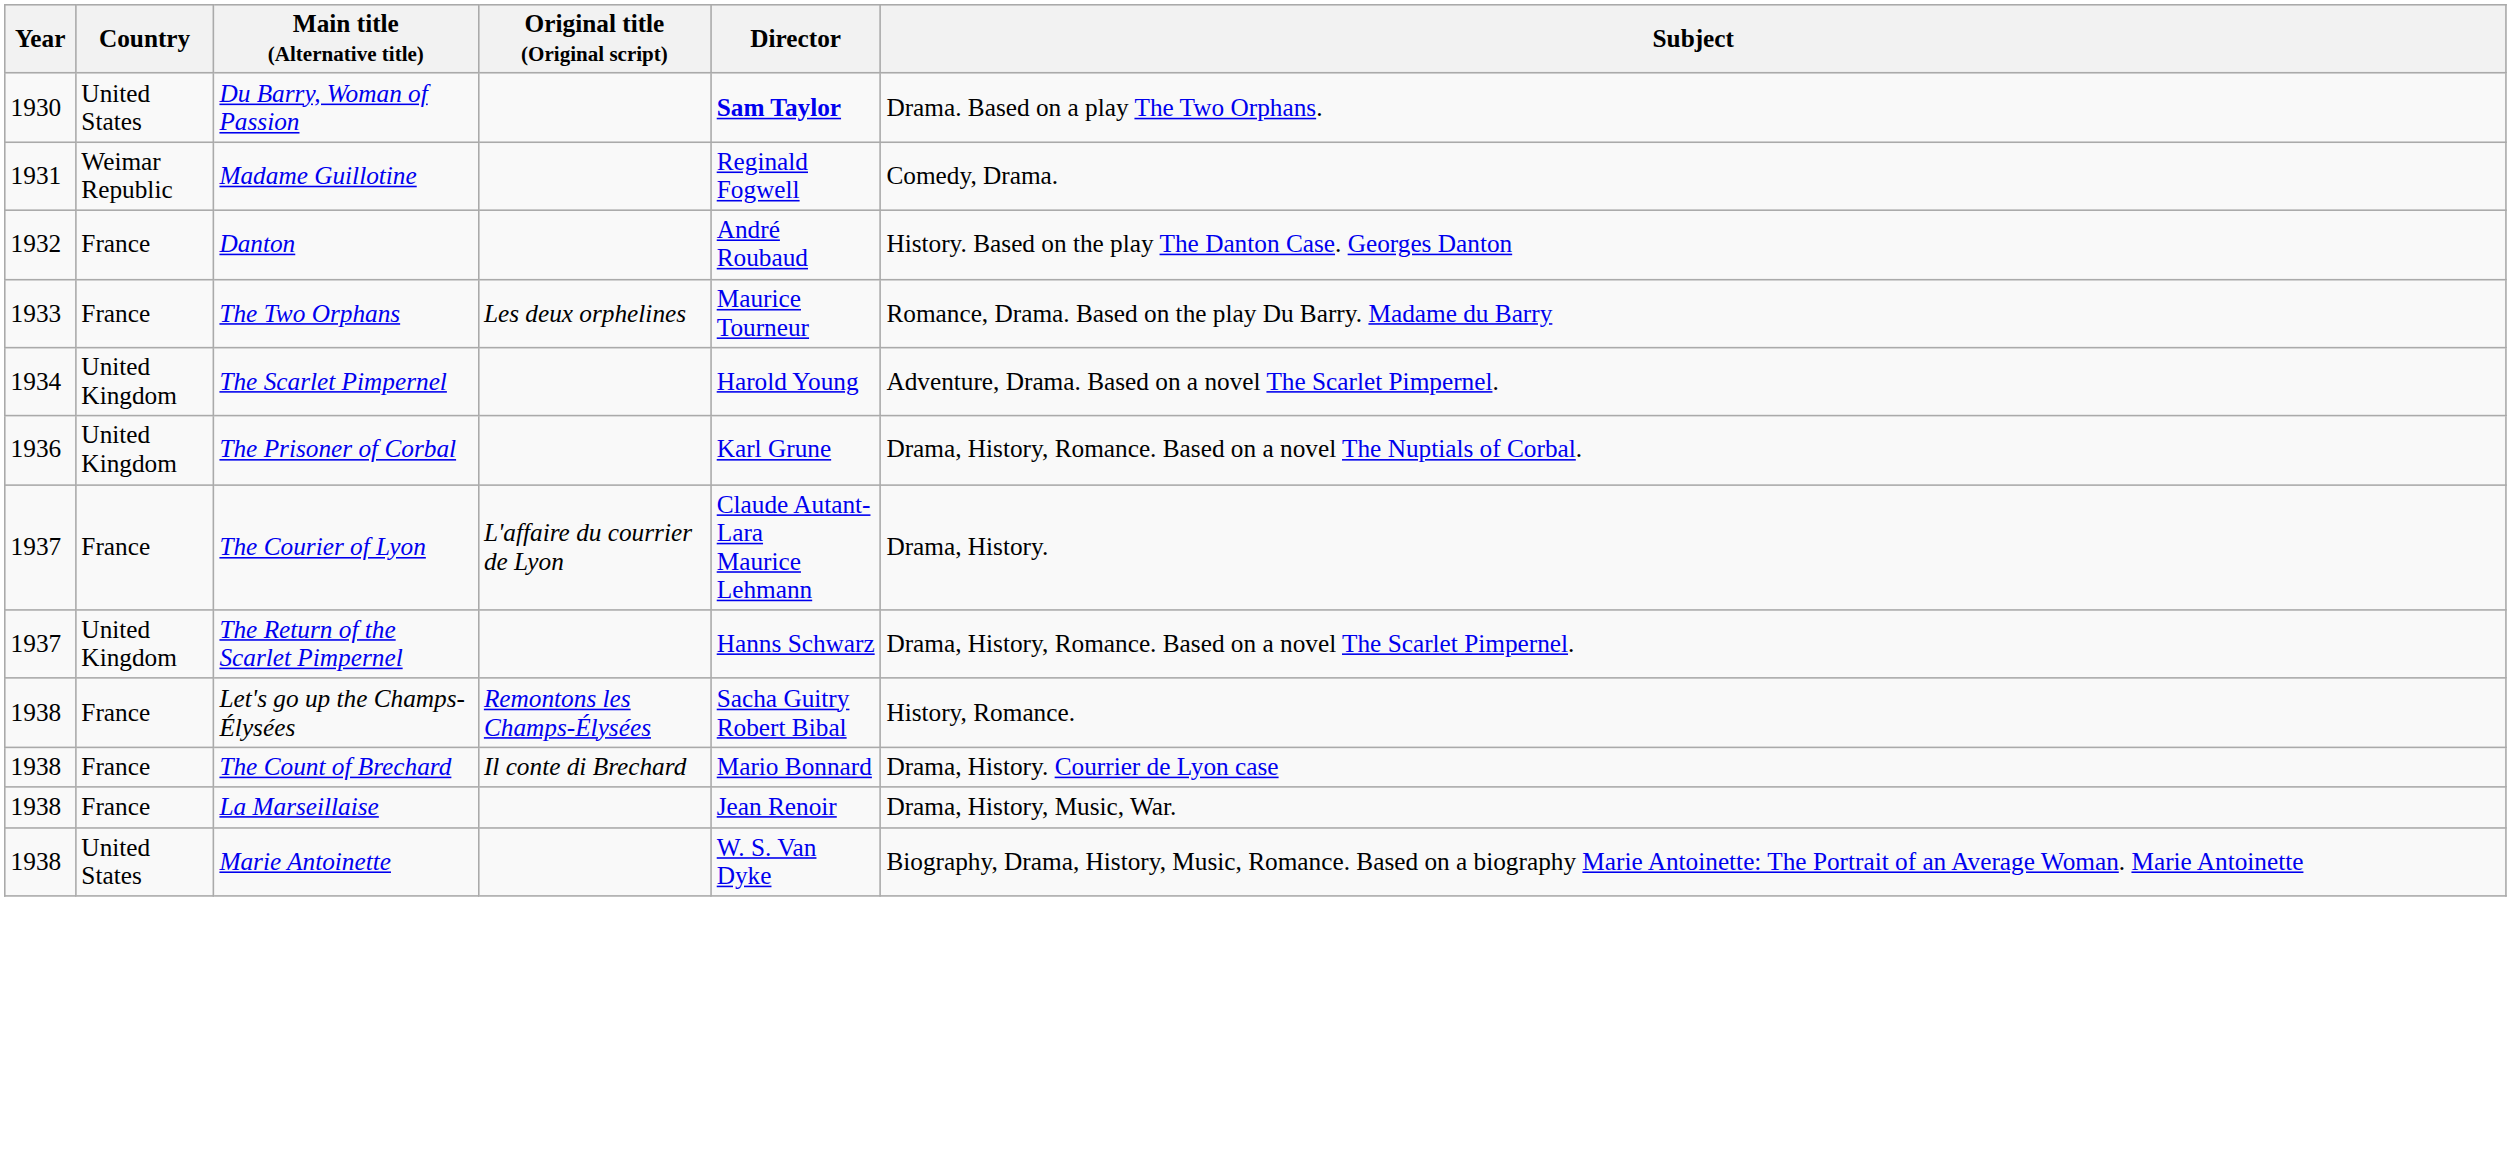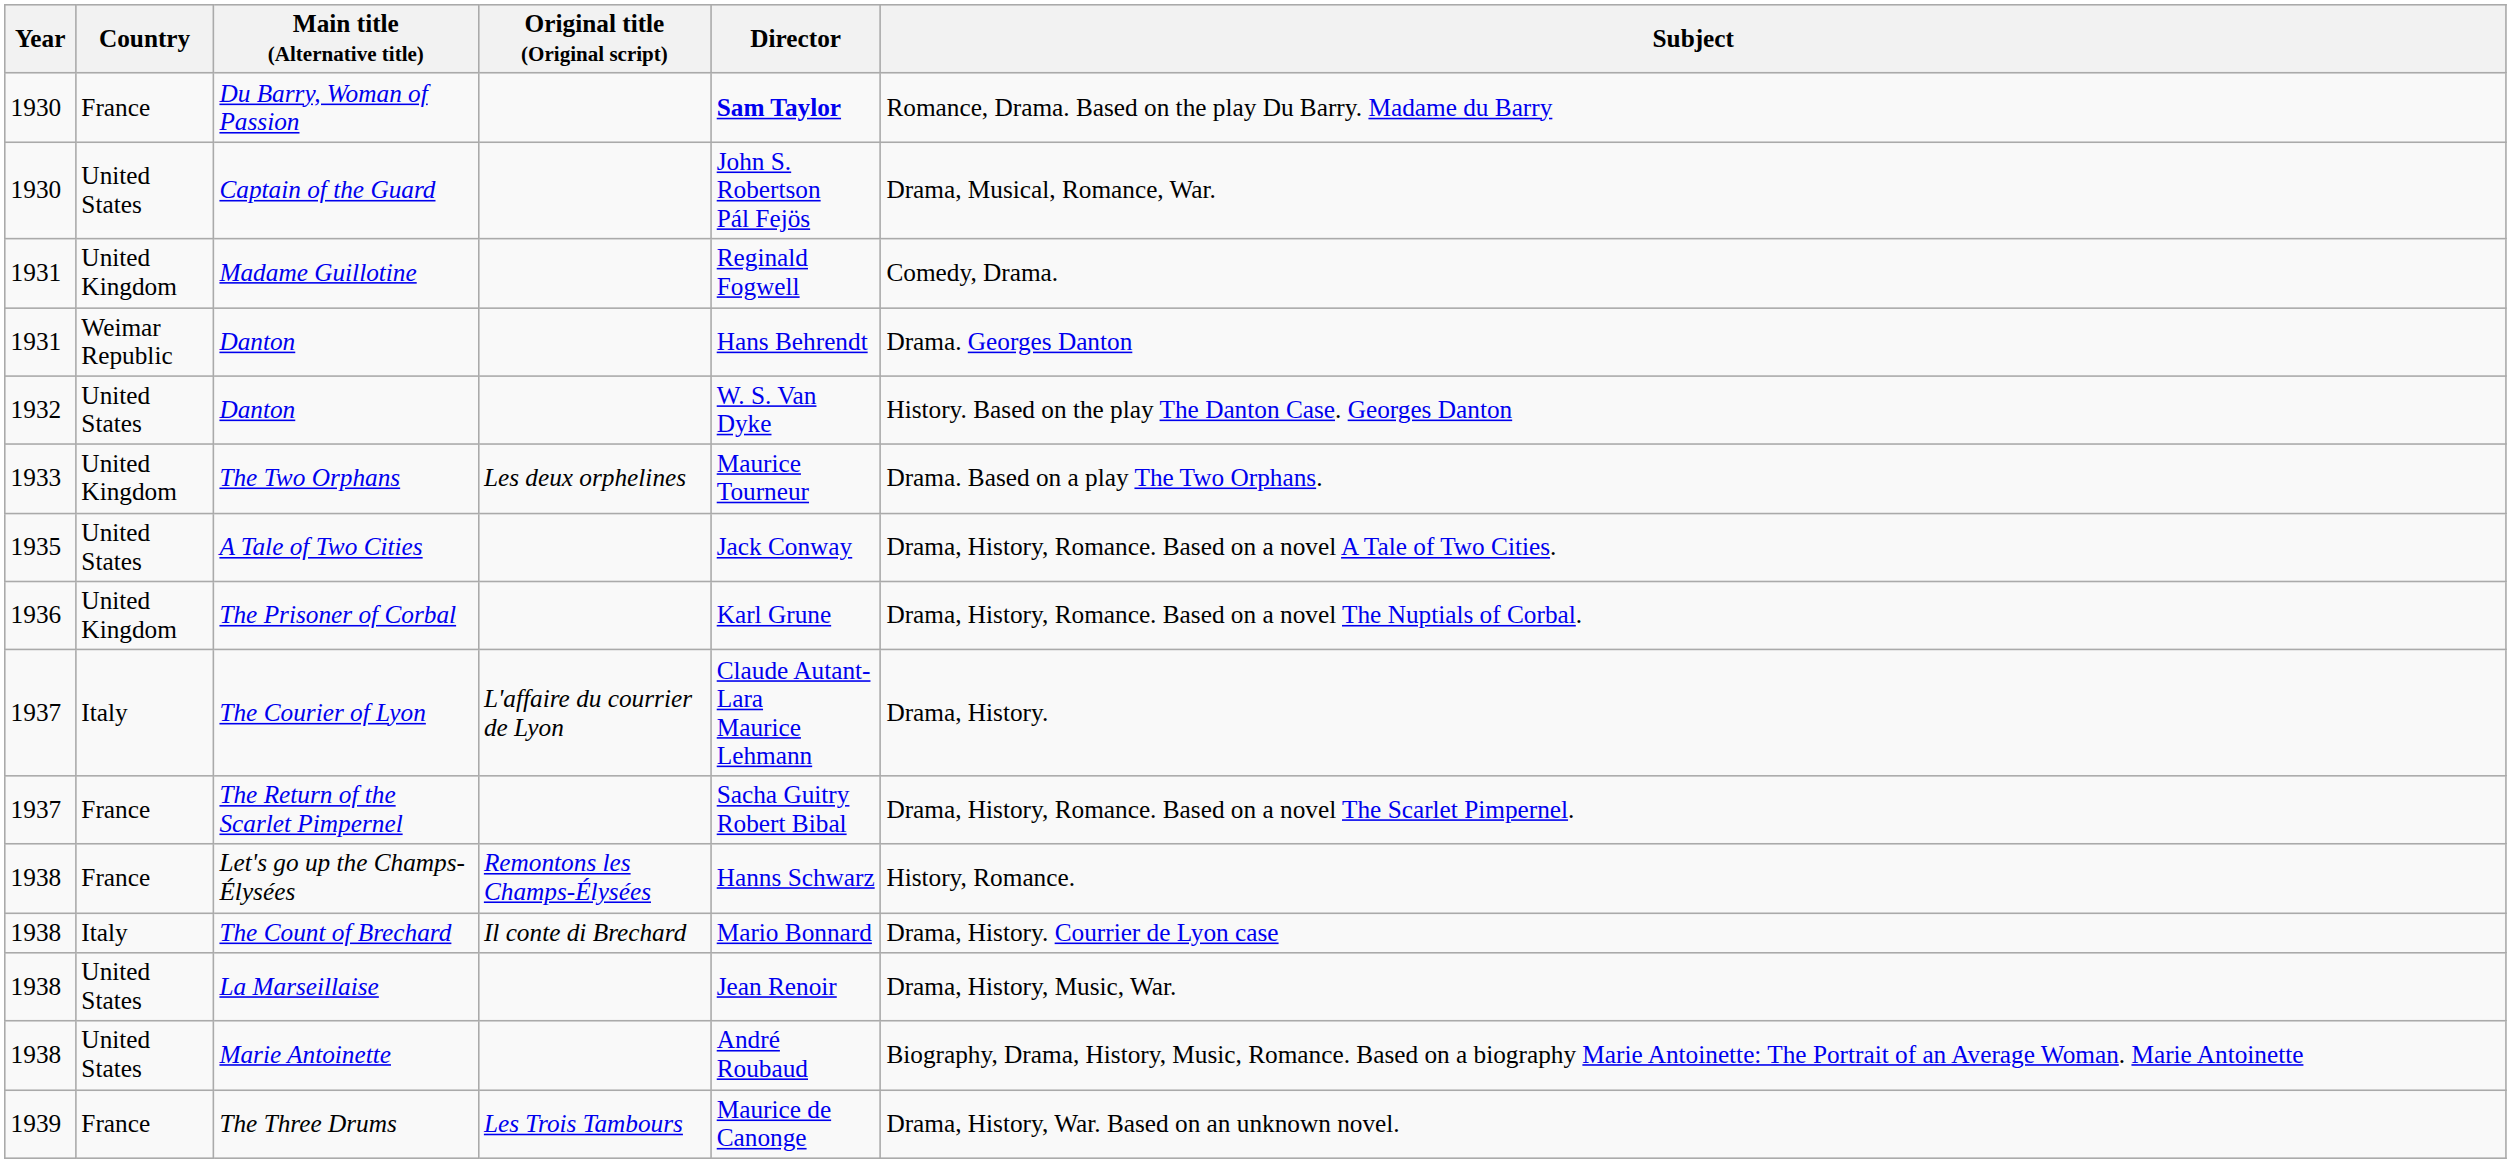(116, 107) United States -> (116, 107) France
(1104, 107) Drama. Based on a play The Two Orphans. -> (1219, 107) Romance, Drama. Based on the play Du Barry. Madame du Barry
+ row: (36, 190)
(127, 175) Weimar Republic -> (129, 272) United Kingdom
+ row: (36, 341)
(116, 244) France -> (116, 409) United States
(762, 244) André Roubaud -> (767, 409) W. S. Van Dyke
(116, 312) France -> (129, 478) United Kingdom
(1219, 312) Romance, Drama. Based on the play Du Barry. Madame du Barry -> (1104, 478) Drama. Based on a play The Two Orphans.
- row: (36, 381)
+ row: (36, 546)
(116, 546) France -> (105, 712) Italy
(129, 643) United Kingdom -> (116, 809) France
(796, 643) Hanns Schwarz -> (783, 809) Sacha Guitry Robert Bibal
(783, 712) Sacha Guitry Robert Bibal -> (796, 877) Hanns Schwarz
(116, 766) France -> (105, 932) Italy
(116, 806) France -> (116, 986) United States
(767, 861) W. S. Van Dyke -> (762, 1055) André Roubaud
+ row: (36, 1123)
